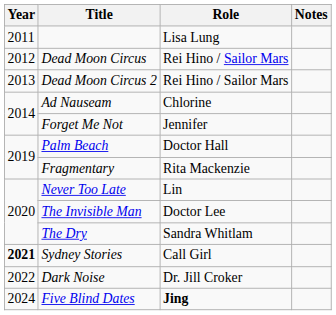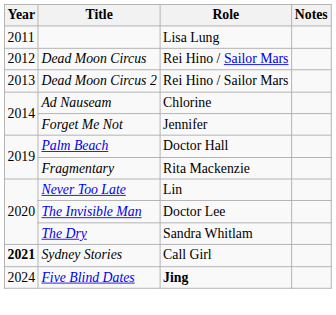- row: (73, 277)
